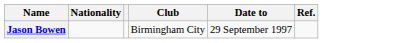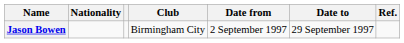+ column: (248, 12)
